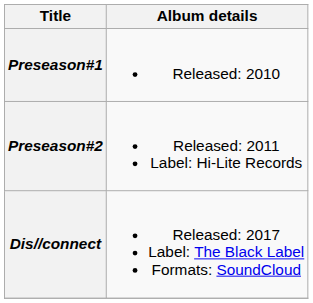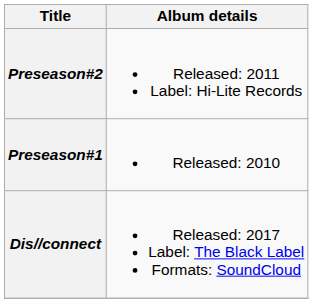rows swapped: (55, 65) <-> (55, 146)
